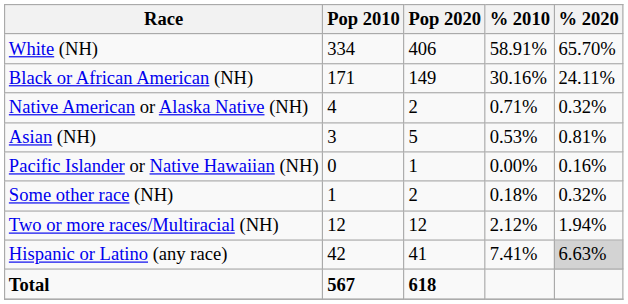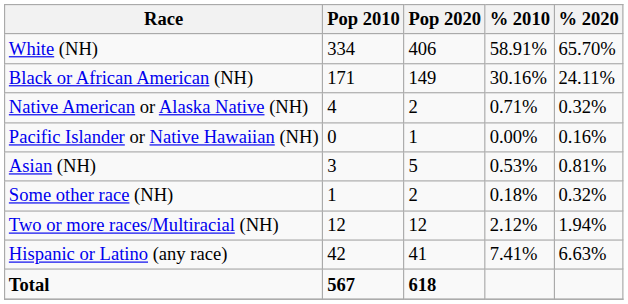rows swapped: (52, 136) <-> (164, 166)
(582, 254) lightgrey background -> (582, 254) no background
